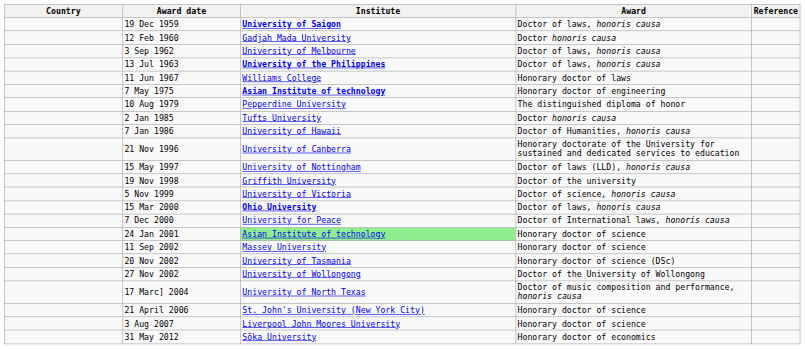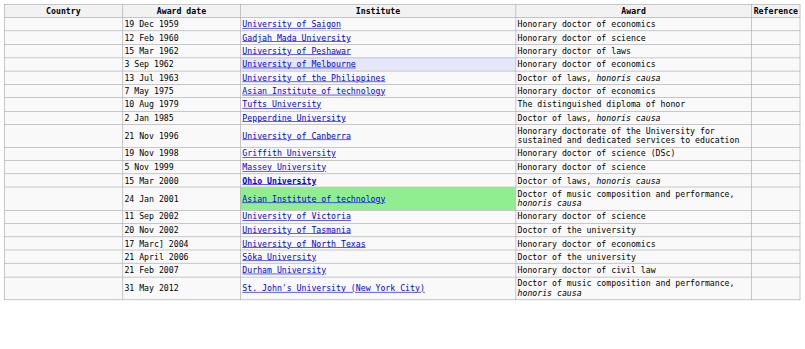(292, 24) bold -> (292, 24) normal
(589, 24) Doctor of laws, honoris causa -> (587, 24) Honorary doctor of economics
(567, 38) Doctor honoris causa -> (582, 38) Honorary doctor of science
+ row: (152, 51)
(299, 51) no background -> (299, 64) lavender background
(589, 51) Doctor of laws, honoris causa -> (587, 64) Honorary doctor of economics
(314, 64) bold -> (314, 78) normal
- row: (152, 78)
(314, 91) bold -> (314, 91) normal
(591, 91) Honorary doctor of engineering -> (587, 91) Honorary doctor of economics
(294, 104) Pepperdine University -> (282, 104) Tufts University
(282, 118) Tufts University -> (294, 118) Pepperdine University
(567, 118) Doctor honoris causa -> (589, 118) Doctor of laws, honoris causa
- row: (149, 131)
- row: (152, 167)
(577, 181) Doctor of the university -> (596, 154) Honorary doctor of science (DSc)
(297, 194) University of Victoria -> (284, 167) Massey University
(596, 194) Doctor of science, honoris causa -> (582, 167) Honorary doctor of science
- row: (149, 221)
(582, 234) Honorary doctor of science -> (626, 199) Doctor of music composition and performance, honoris causa
(284, 247) Massey University -> (297, 217) University of Victoria
(596, 261) Honorary doctor of science (DSc) -> (577, 230) Doctor of the university
- row: (152, 274)
(626, 292) Doctor of music composition and performance, honoris causa -> (587, 243) Honorary doctor of economics
(334, 310) St. John's University (New York City) -> (279, 257) Sōka University
(582, 310) Honorary doctor of science -> (577, 257) Doctor of the university
+ row: (152, 270)
- row: (149, 324)
(279, 337) Sōka University -> (334, 288) St. John's University (New York City)
(587, 337) Honorary doctor of economics -> (626, 288) Doctor of music composition and performance, honoris causa
